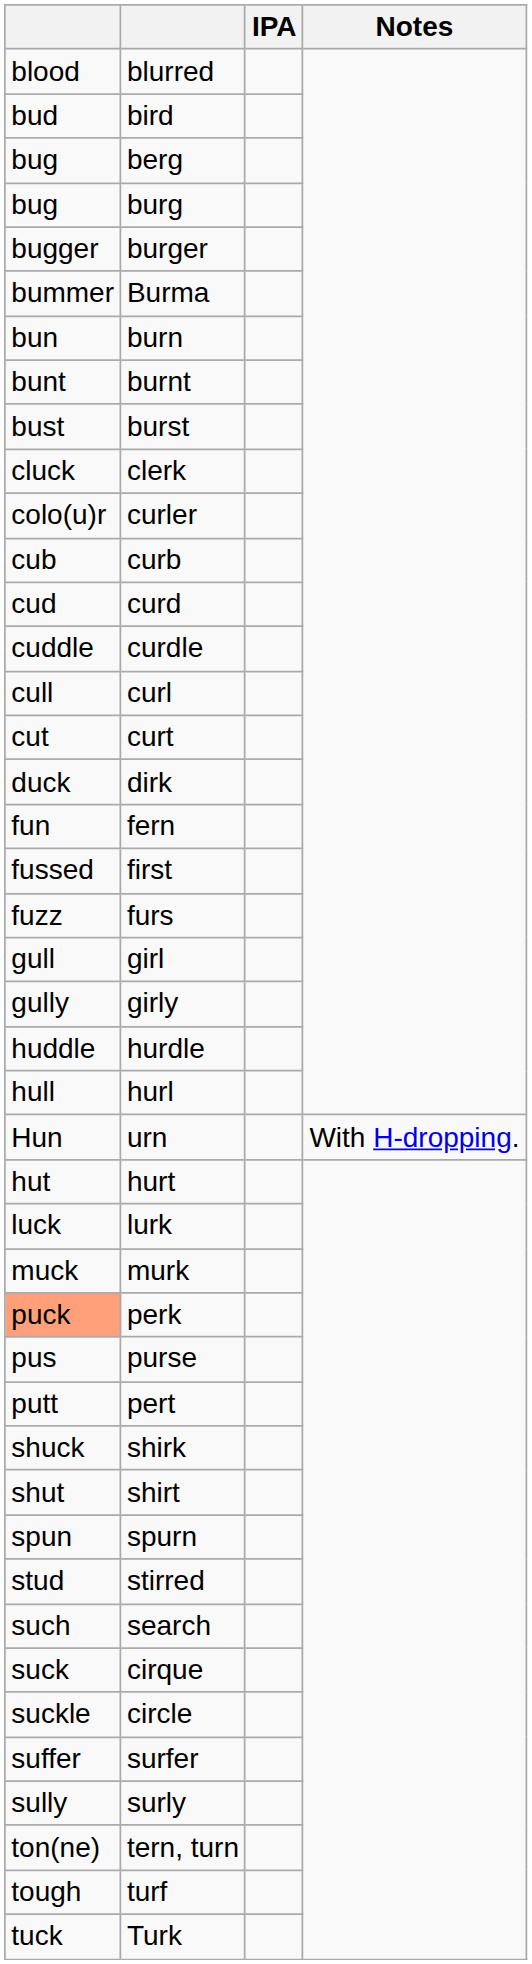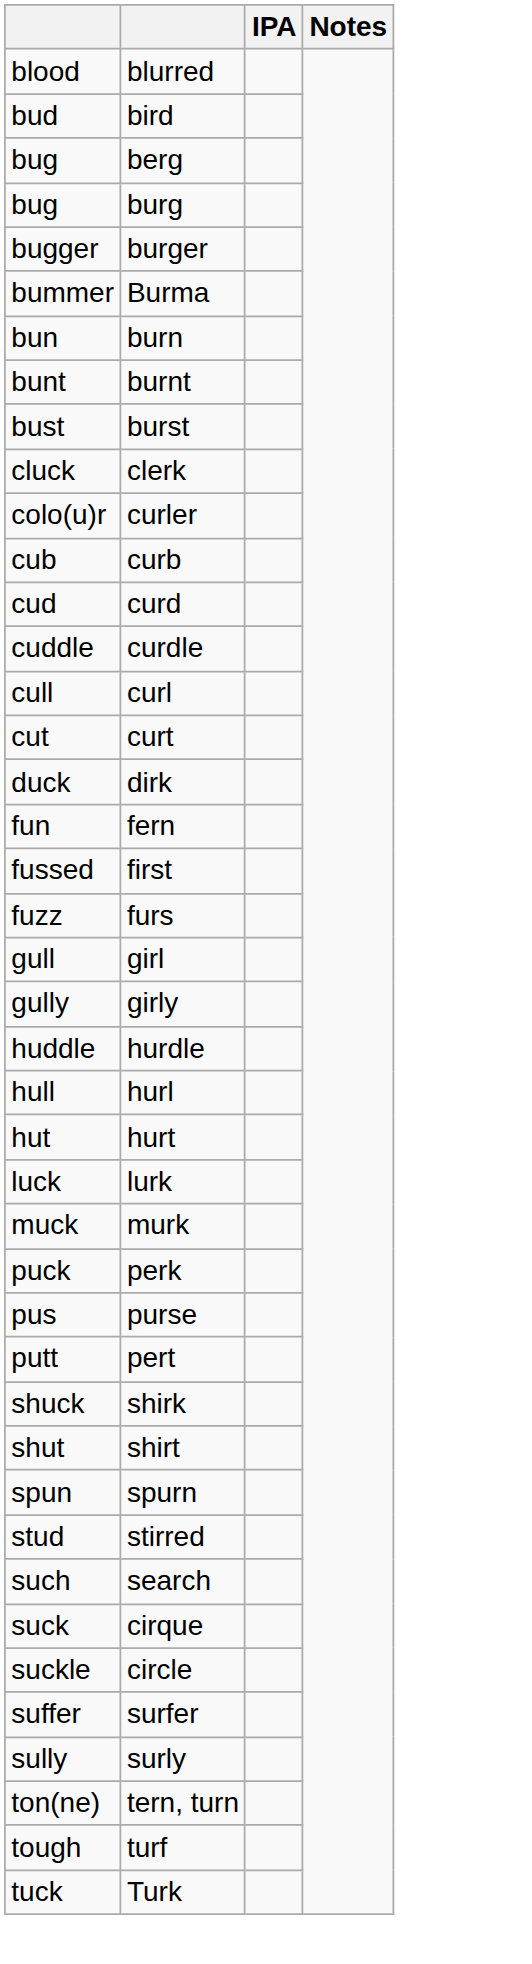- row: (147, 1136)
(41, 1314) lightsalmon background -> (41, 1270) no background
